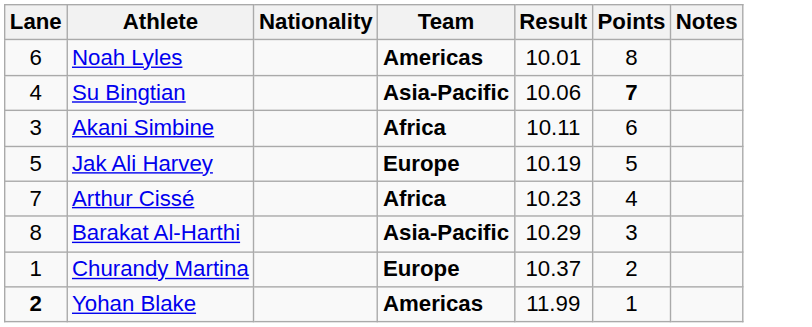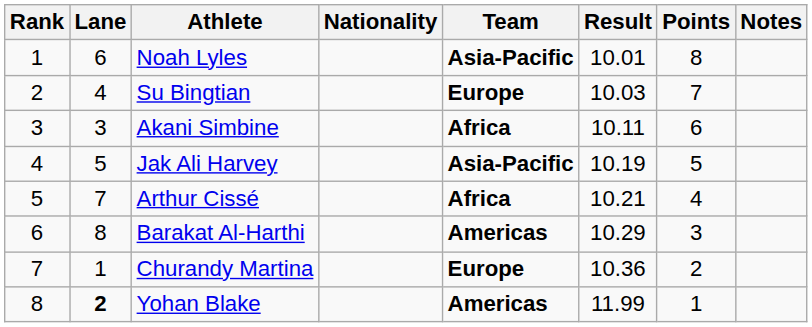+ column: (37, 22)
(433, 57) Americas -> (511, 57) Asia-Pacific
(446, 92) Asia-Pacific -> (486, 92) Europe
(553, 92) 10.06 -> (618, 92) 10.03
(631, 92) bold -> (696, 92) normal
(421, 163) Europe -> (511, 163) Asia-Pacific
(553, 198) 10.23 -> (618, 198) 10.21
(446, 233) Asia-Pacific -> (498, 233) Americas
(553, 269) 10.37 -> (618, 269) 10.36
